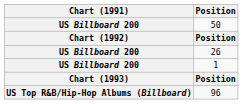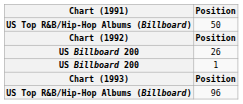(99, 25) US Billboard 200 -> (99, 25) US Top R&B/Hip-Hop Albums (Billboard)
